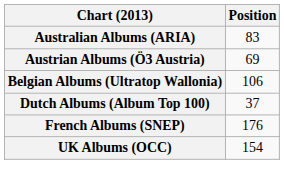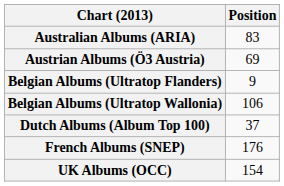+ row: (115, 81)
